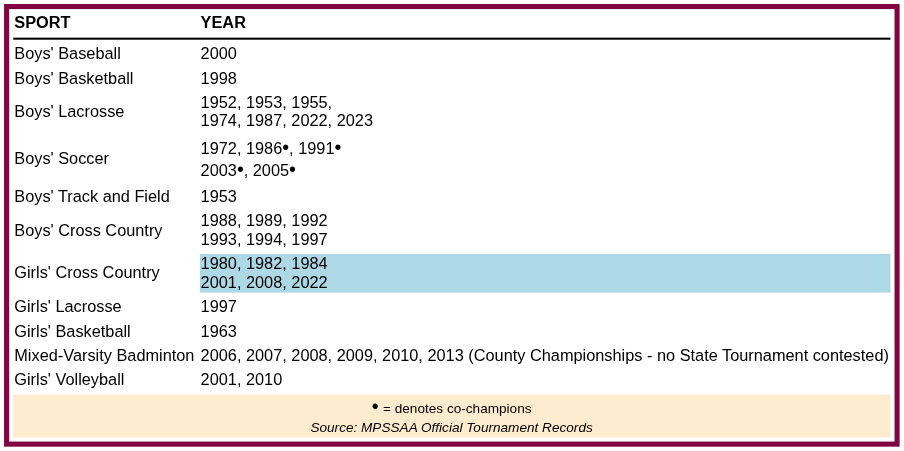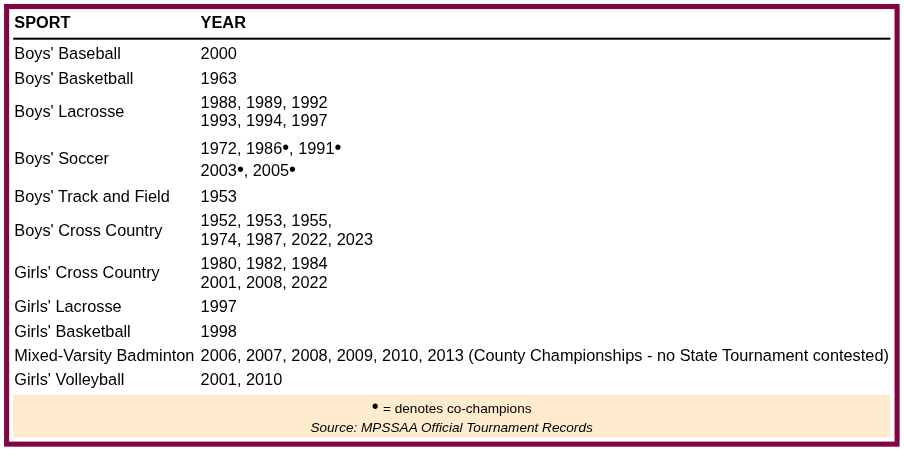(219, 78) 1998 -> (219, 78) 1963
(287, 112) 1952, 1953, 1955, 1974, 1987, 2022, 2023 -> (264, 112) 1988, 1989, 1992 1993, 1994, 1997
(264, 230) 1988, 1989, 1992 1993, 1994, 1997 -> (287, 230) 1952, 1953, 1955, 1974, 1987, 2022, 2023
(264, 273) lightblue background -> (264, 273) no background
(219, 331) 1963 -> (219, 331) 1998
